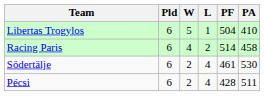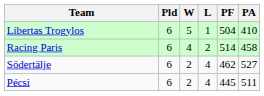(228, 64) 461 -> (228, 64) 462
(249, 64) 530 -> (249, 64) 527
(228, 82) 428 -> (228, 82) 445
